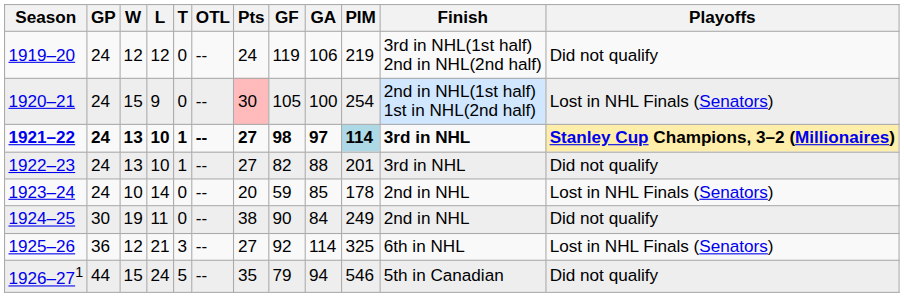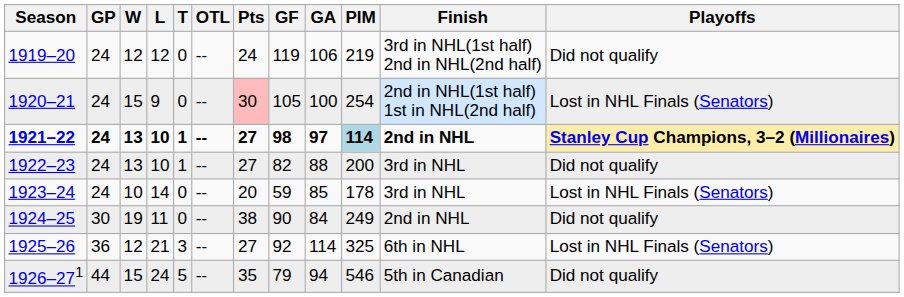(427, 138) 3rd in NHL -> (429, 138) 2nd in NHL
(360, 165) 201 -> (360, 165) 200
(427, 192) 2nd in NHL -> (425, 192) 3rd in NHL
